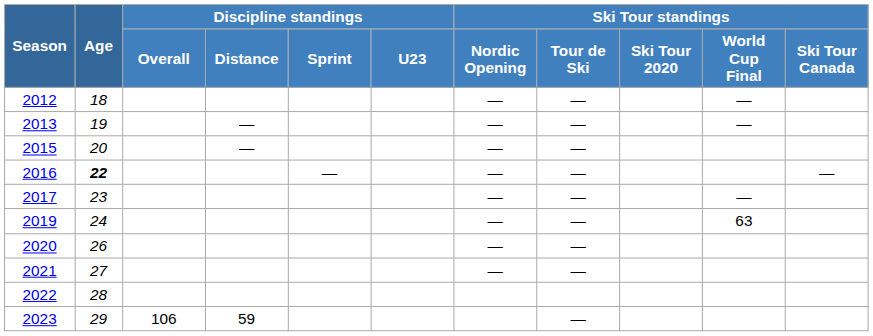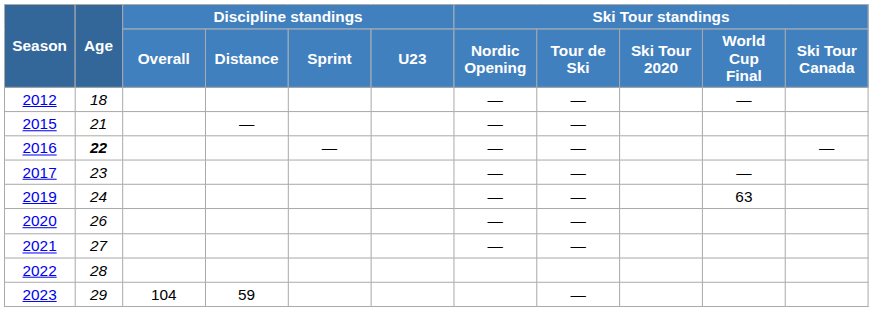- row: (40, 124)
(98, 148) 20 -> (98, 124) 21
(164, 319) 106 -> (164, 294) 104
